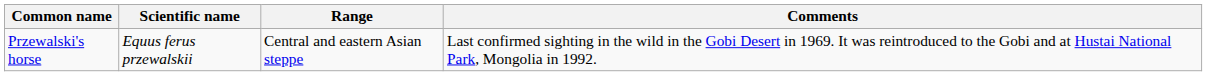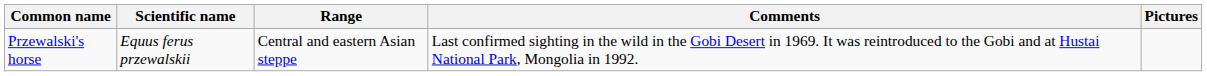+ column: (1171, 16)
